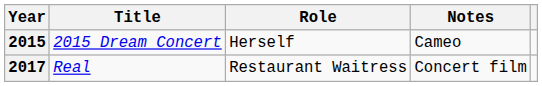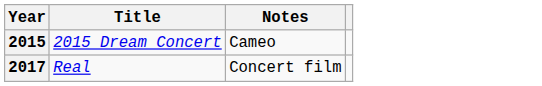- column: (318, 17)
